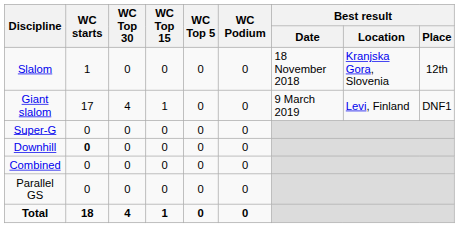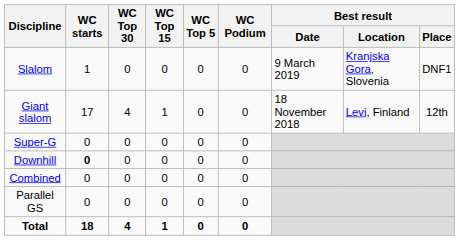(300, 69) 18 November 2018 -> (295, 69) 9 March 2019
(437, 69) 12th -> (437, 69) DNF1
(295, 106) 9 March 2019 -> (300, 112) 18 November 2018
(437, 106) DNF1 -> (437, 112) 12th
